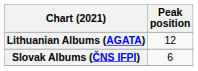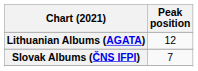(170, 57) 6 -> (170, 57) 7
